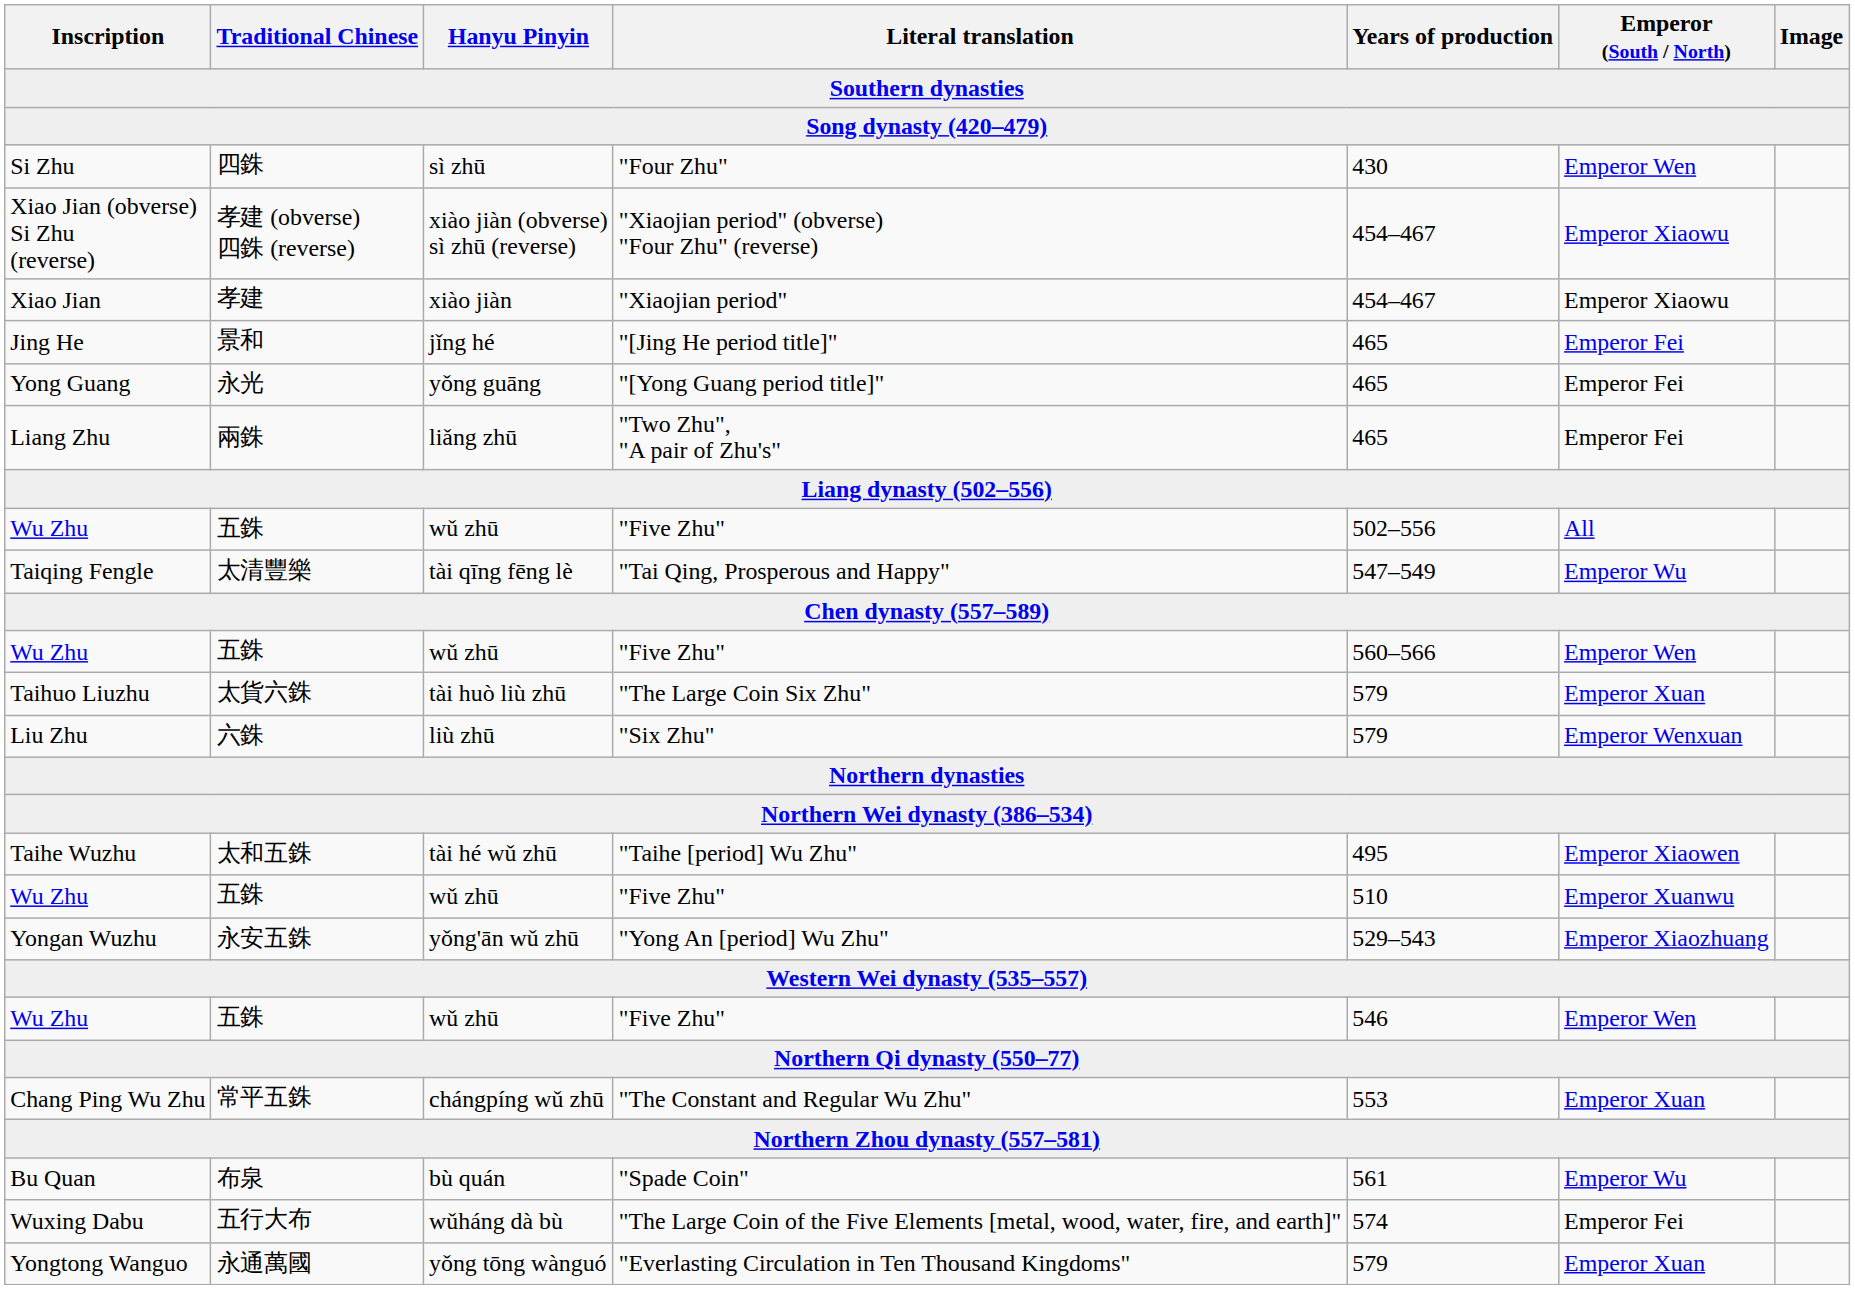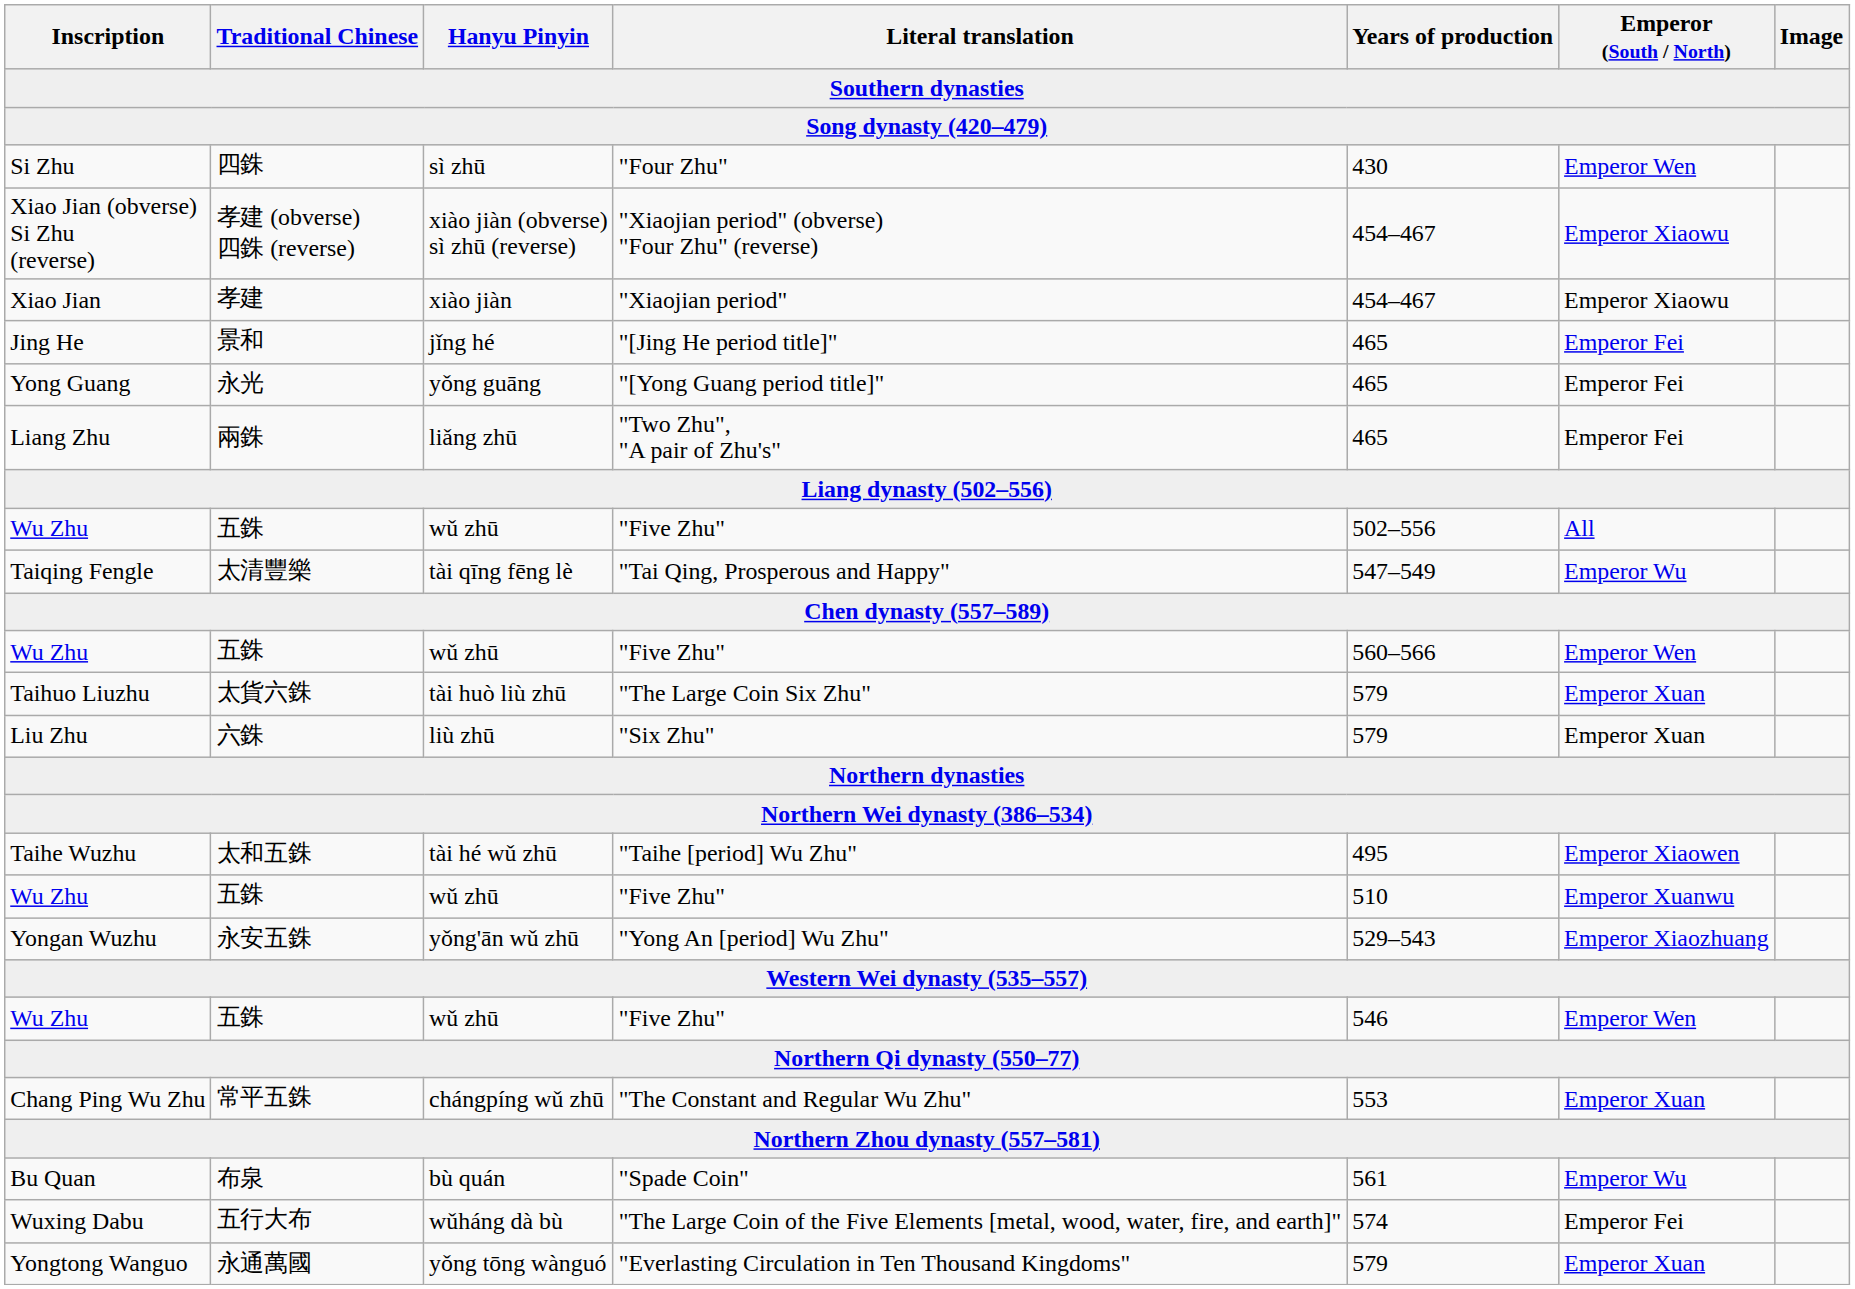(1653, 735) Emperor Wenxuan -> (1635, 735) Emperor Xuan
